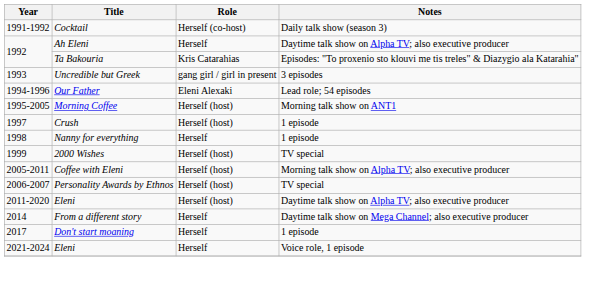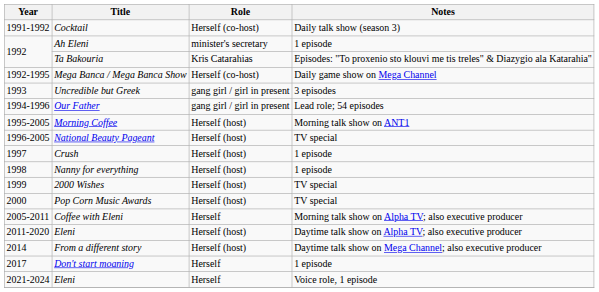(193, 43) Herself -> (229, 43) minister's secretary
(395, 43) Daytime talk show on Alpha TV; also executive producer -> (313, 43) 1 episode
+ row: (28, 75)
(205, 91) Eleni Alexaki -> (240, 106) gang girl / girl in present
+ row: (28, 138)
(193, 138) Herself -> (219, 169) Herself (host)
+ row: (17, 201)
(205, 169) Herself (host) -> (206, 216) Herself
- row: (28, 185)
(193, 216) Herself -> (219, 248) Herself (host)
